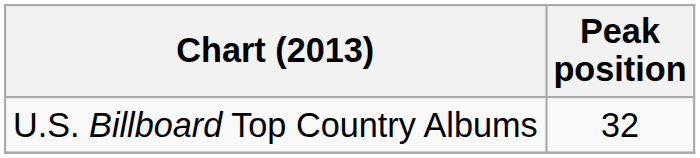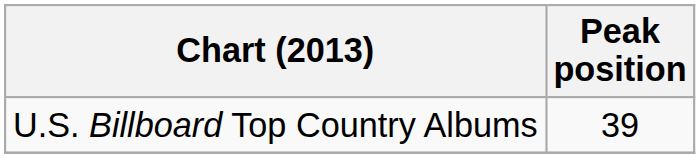(620, 124) 32 -> (620, 124) 39
